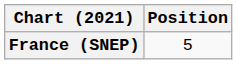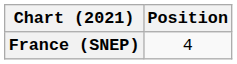(188, 46) 5 -> (188, 46) 4
